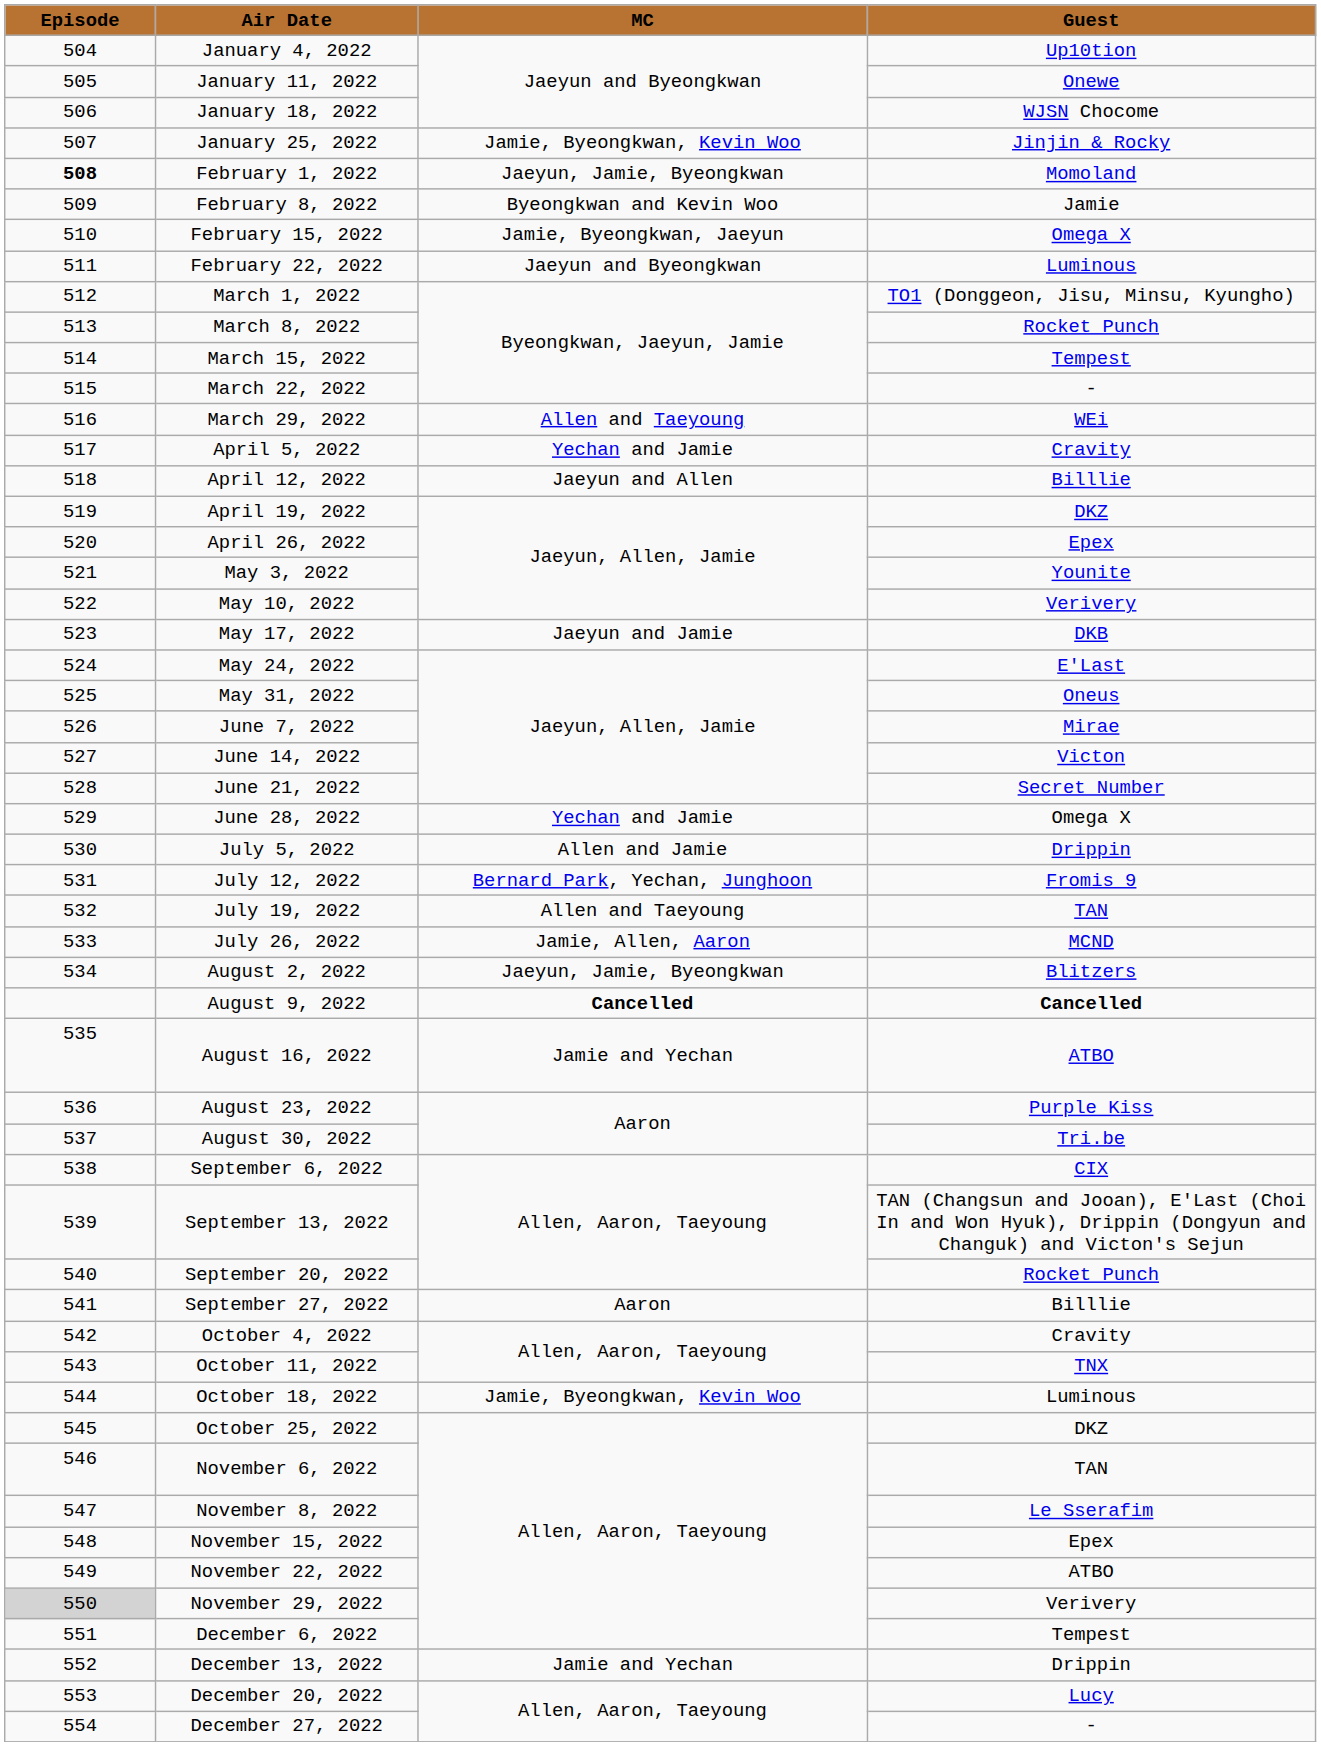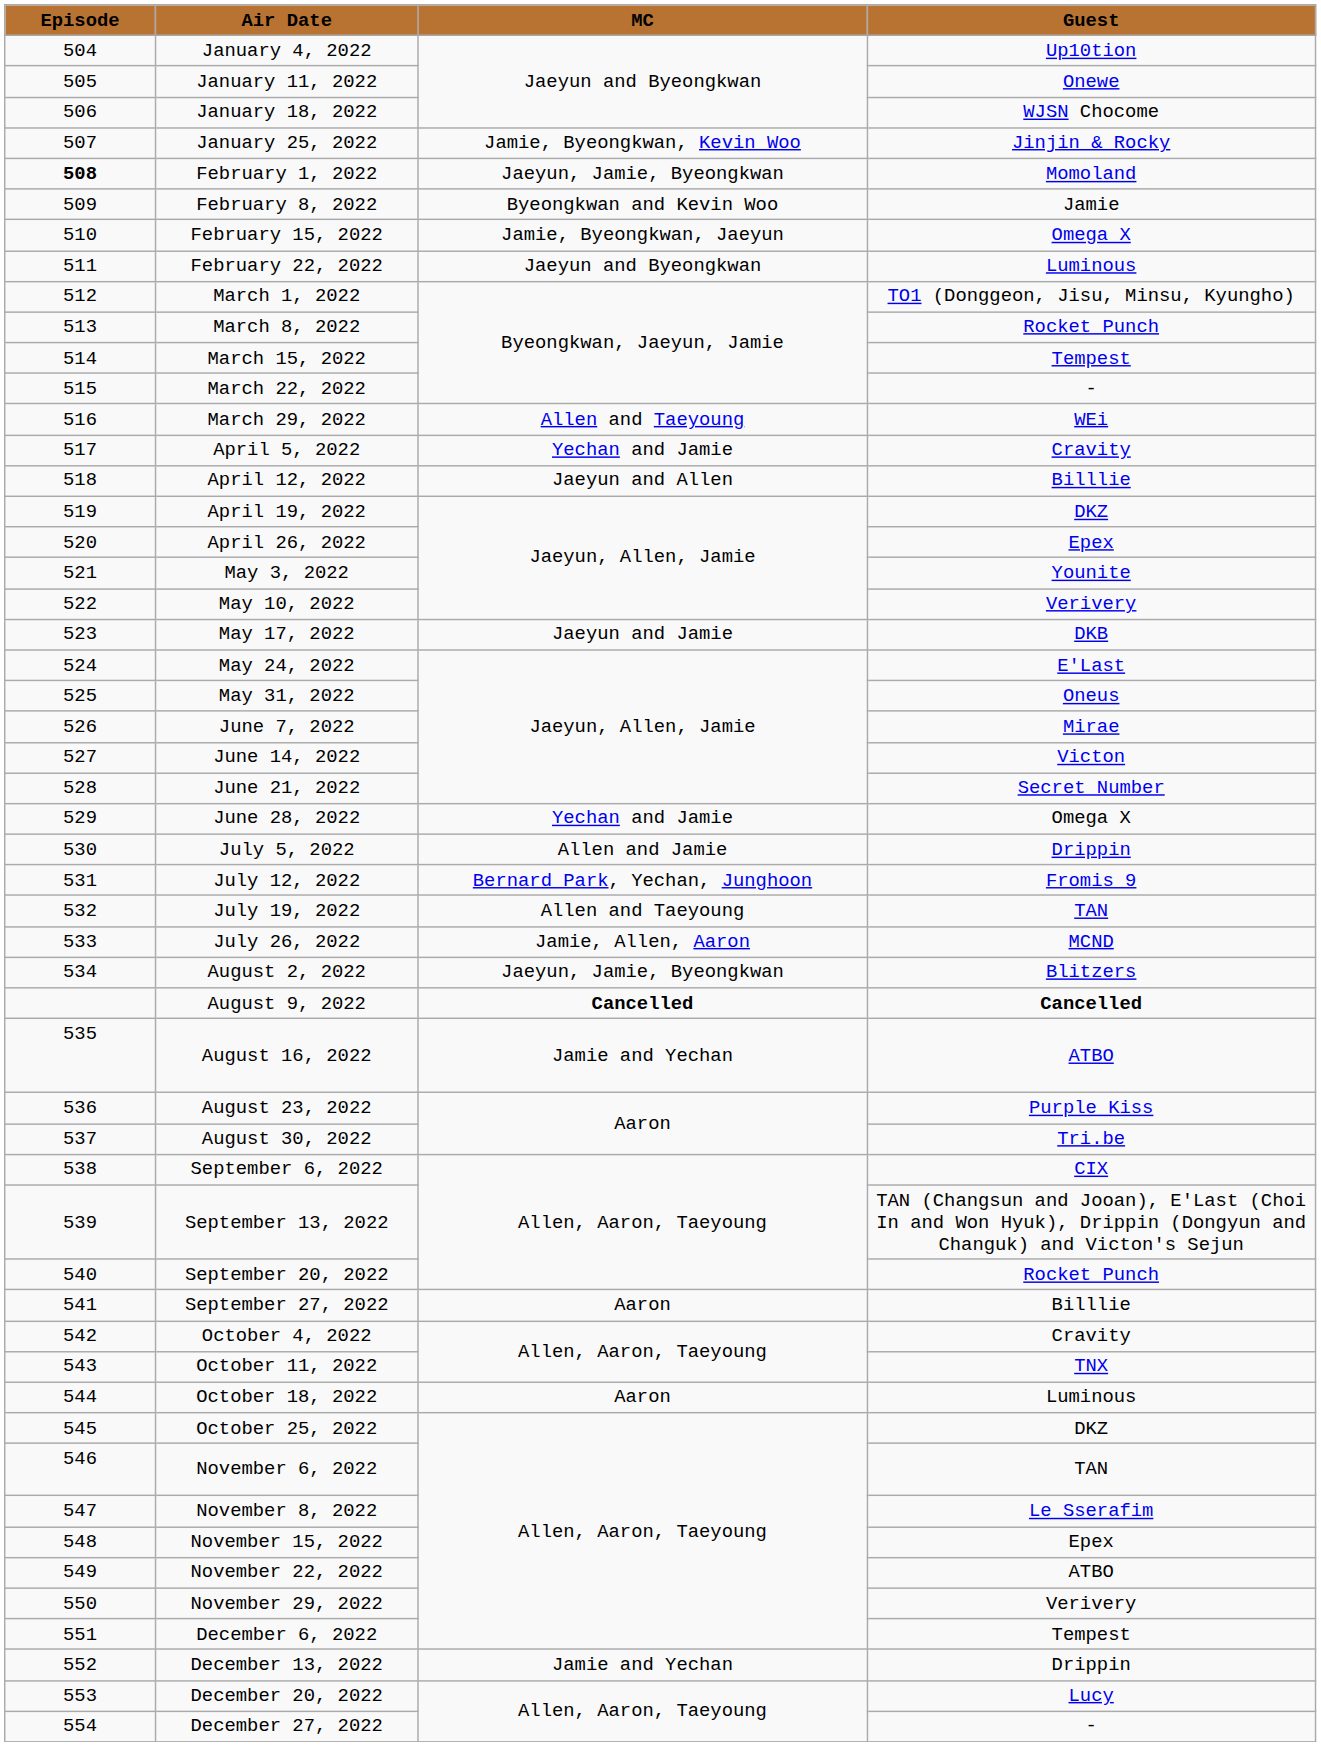(642, 1397) Jamie, Byeongkwan, Kevin Woo -> (642, 1397) Aaron
(80, 1603) lightgrey background -> (80, 1603) no background
